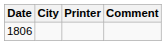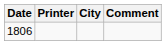columns swapped: (48, 13) <-> (82, 13)
